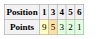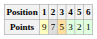+ column: (53, 12)
